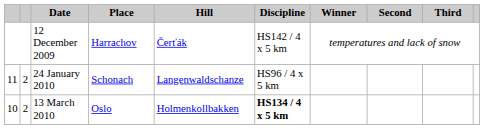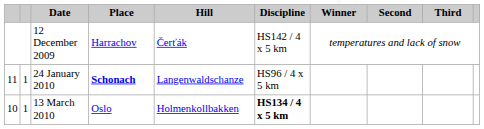(25, 79) 2 -> (25, 79) 1
(112, 79) normal -> (113, 79) bold
(25, 109) 2 -> (25, 109) 1
